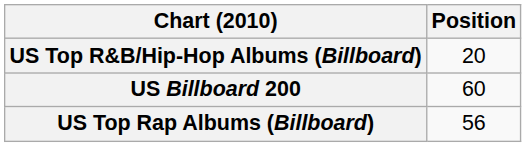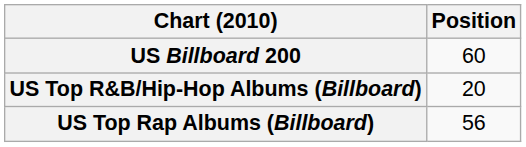rows swapped: (216, 89) <-> (216, 55)
